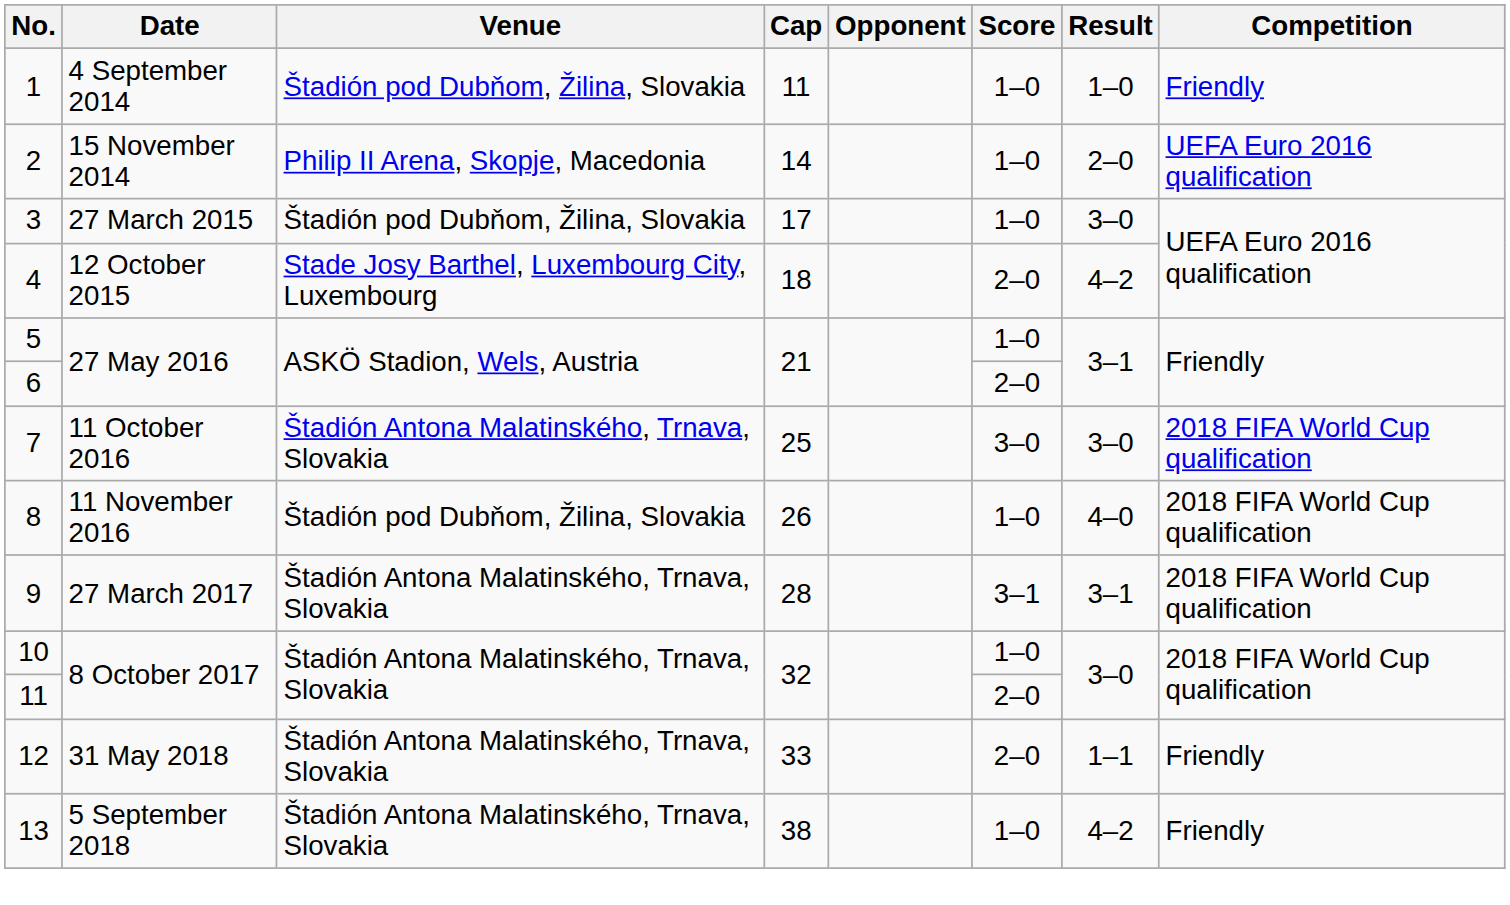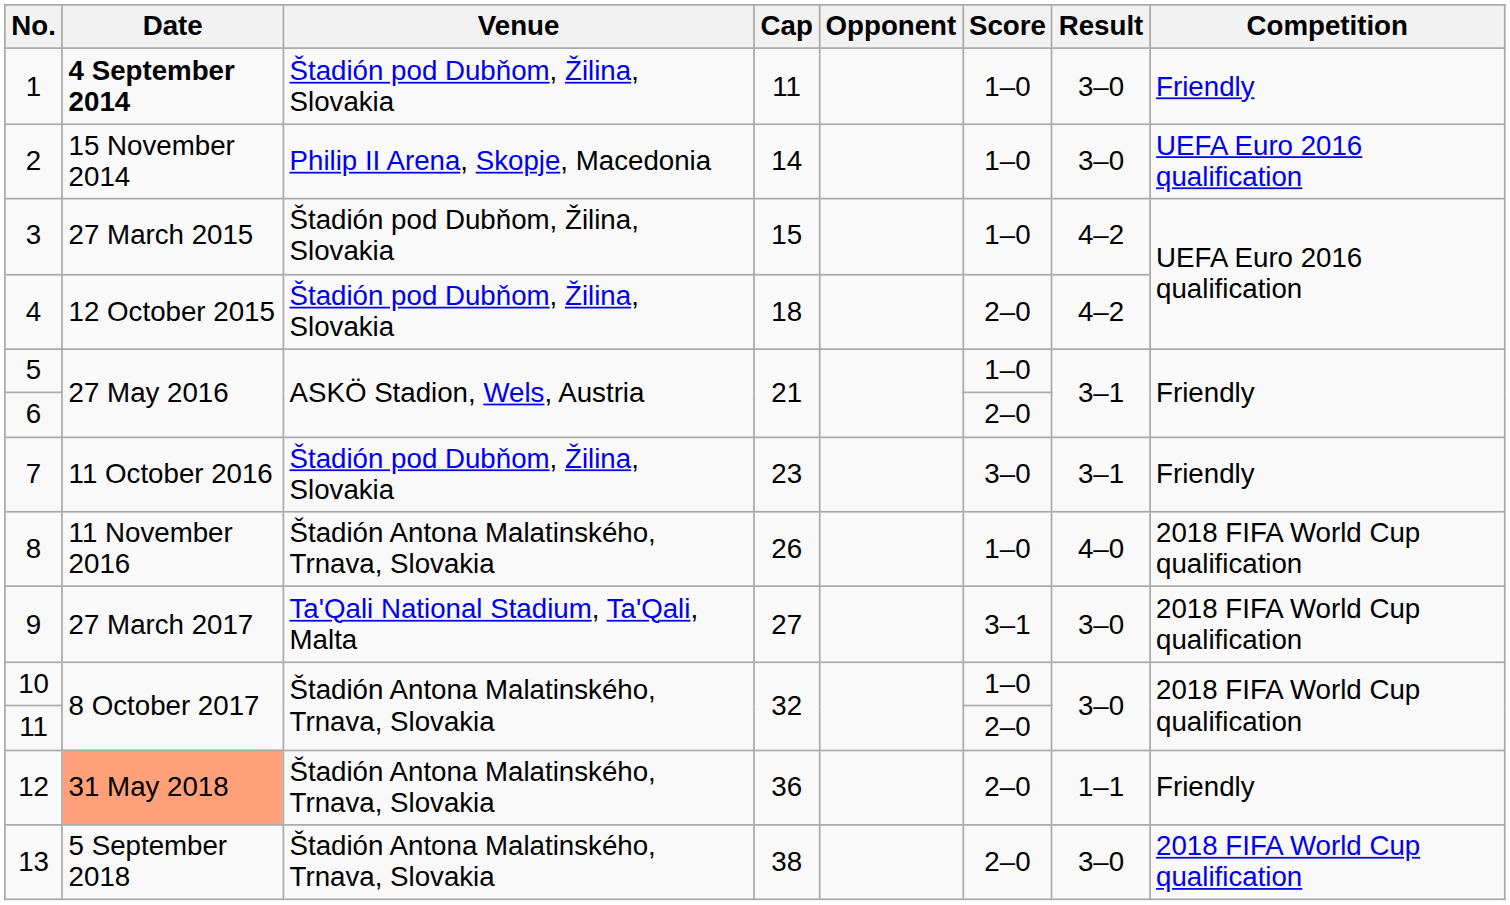(148, 85) normal -> (152, 85) bold
(1110, 85) 1–0 -> (1101, 85) 3–0
(1110, 160) 2–0 -> (1101, 160) 3–0
(796, 220) 17 -> (787, 235) 15
(1110, 220) 3–0 -> (1101, 235) 4–2
(515, 279) Stade Josy Barthel, Luxembourg City, Luxembourg -> (464, 311) Štadión pod Dubňom, Žilina, Slovakia
(517, 442) Štadión Antona Malatinského, Trnava, Slovakia -> (464, 473) Štadión pod Dubňom, Žilina, Slovakia
(796, 442) 25 -> (787, 473) 23
(1110, 442) 3–0 -> (1101, 473) 3–1
(1298, 442) 2018 FIFA World Cup qualification -> (1205, 473) Friendly
(514, 517) Štadión pod Dubňom, Žilina, Slovakia -> (473, 548) Štadión Antona Malatinského, Trnava, Slovakia
(517, 592) Štadión Antona Malatinského, Trnava, Slovakia -> (494, 623) Ta'Qali National Stadium, Ta'Qali, Malta
(796, 592) 28 -> (787, 623) 27
(1110, 592) 3–1 -> (1101, 623) 3–0
(149, 755) no background -> (149, 786) lightsalmon background
(796, 755) 33 -> (787, 786) 36
(1017, 830) 1–0 -> (1007, 861) 2–0
(1110, 830) 4–2 -> (1101, 861) 3–0
(1215, 830) Friendly -> (1288, 861) 2018 FIFA World Cup qualification
